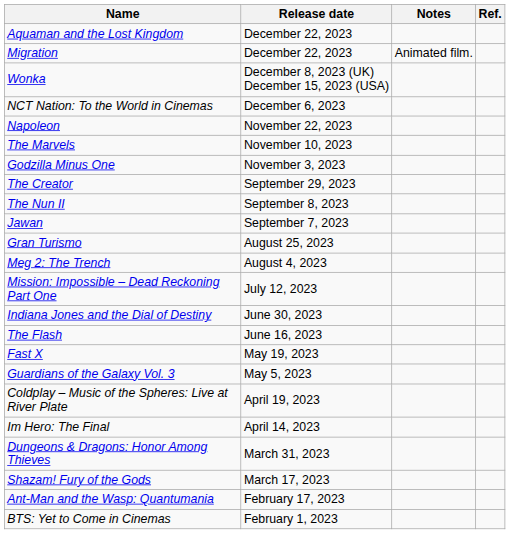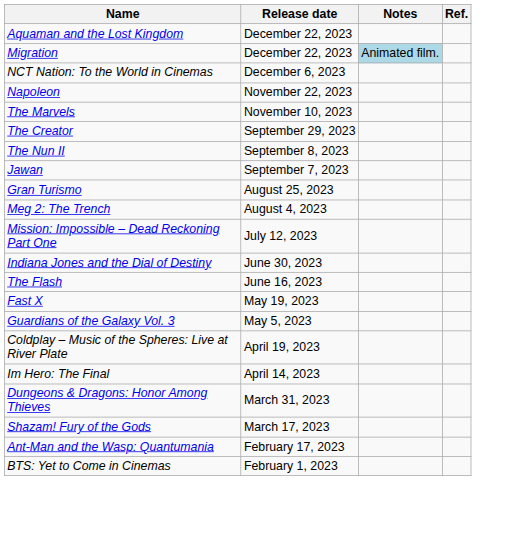(434, 53) no background -> (400, 53) lightblue background
- row: (26, 79)
- row: (61, 164)
